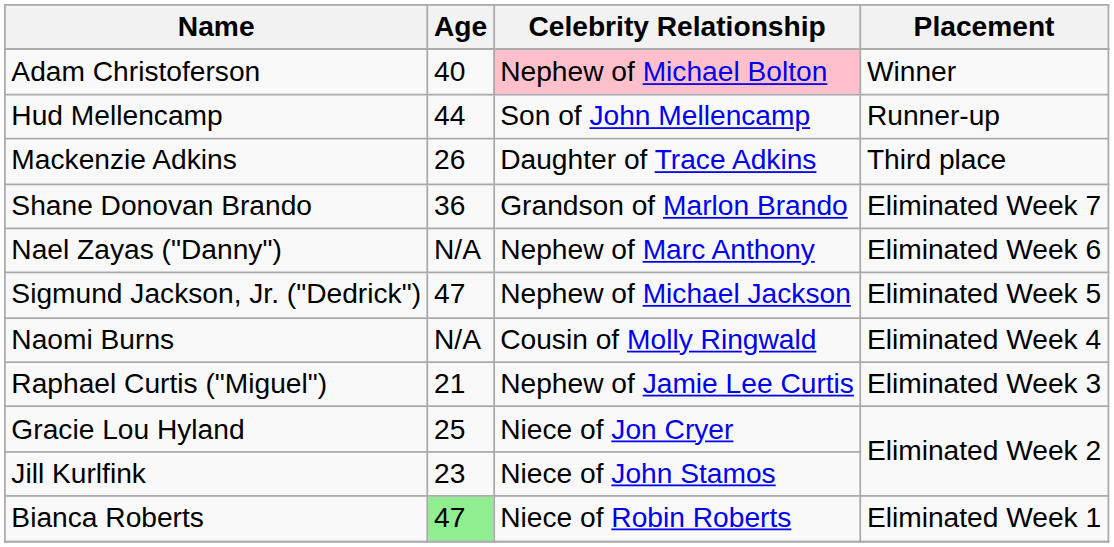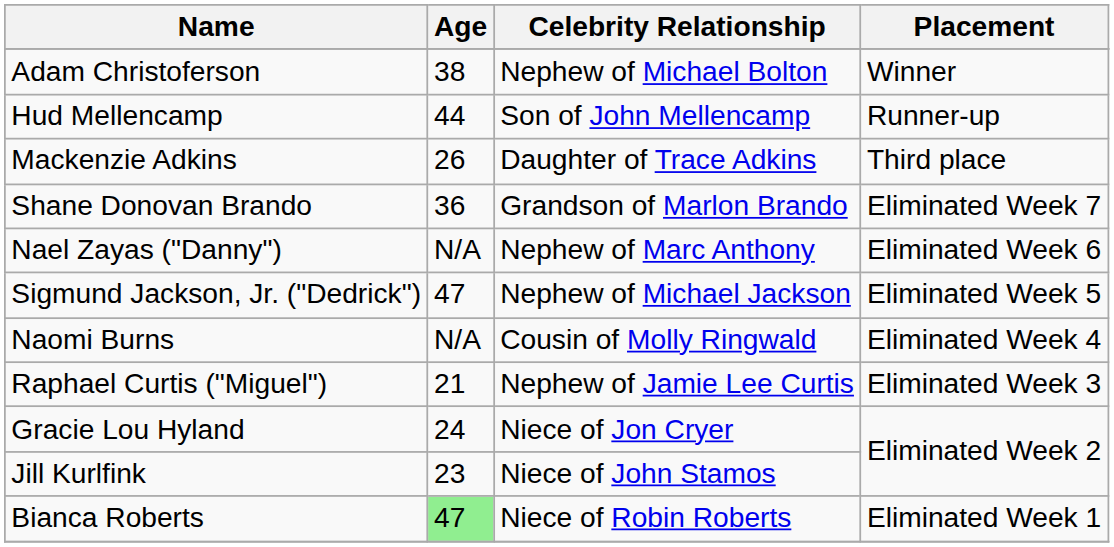(450, 71) 40 -> (450, 71) 38
(664, 71) pink background -> (664, 71) no background
(450, 428) 25 -> (450, 428) 24
